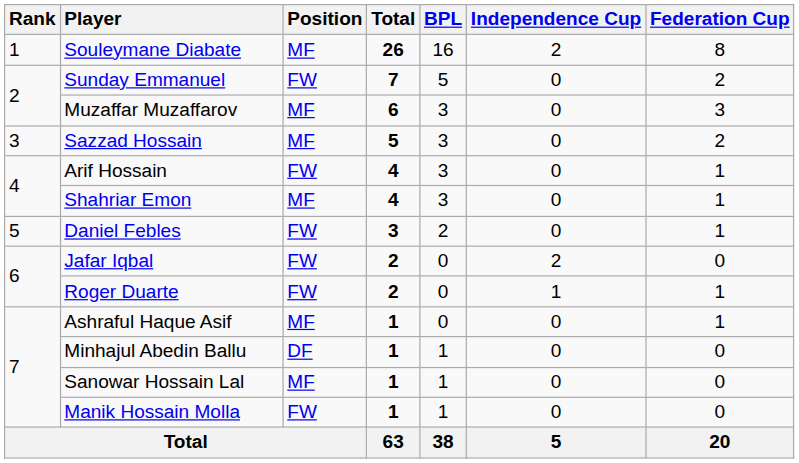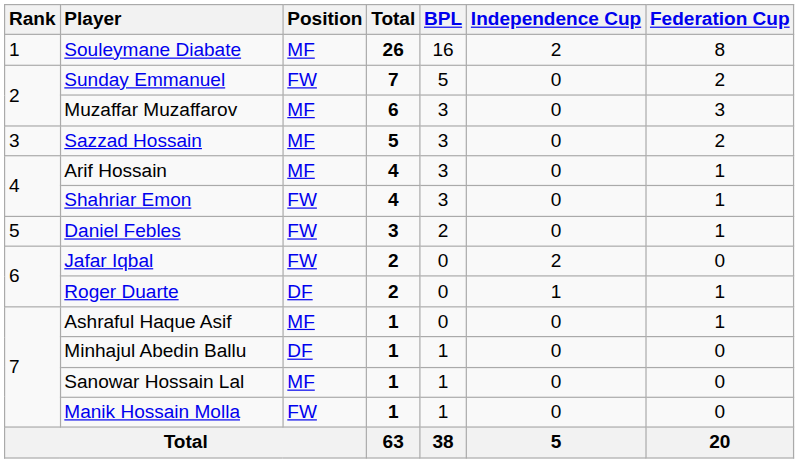(302, 170) FW -> (301, 170) MF
(301, 200) MF -> (302, 200) FW
(302, 291) FW -> (300, 291) DF
